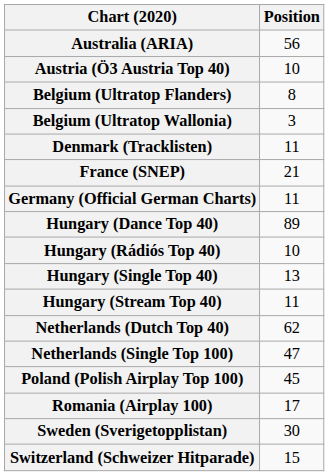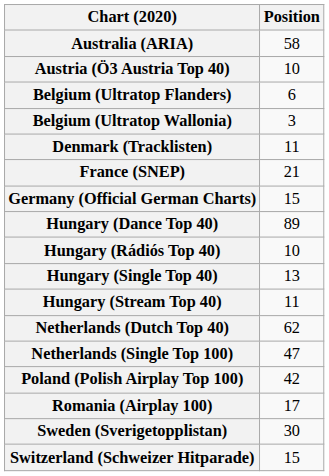(292, 43) 56 -> (292, 43) 58
(292, 95) 8 -> (292, 95) 6
(292, 198) 11 -> (292, 198) 15
(292, 379) 45 -> (292, 379) 42
